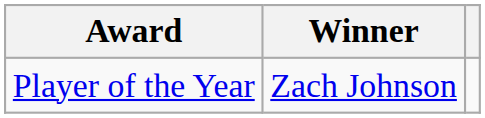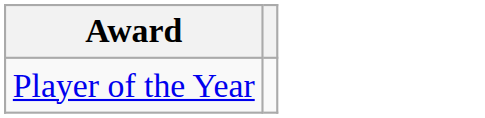- column: (364, 31)
